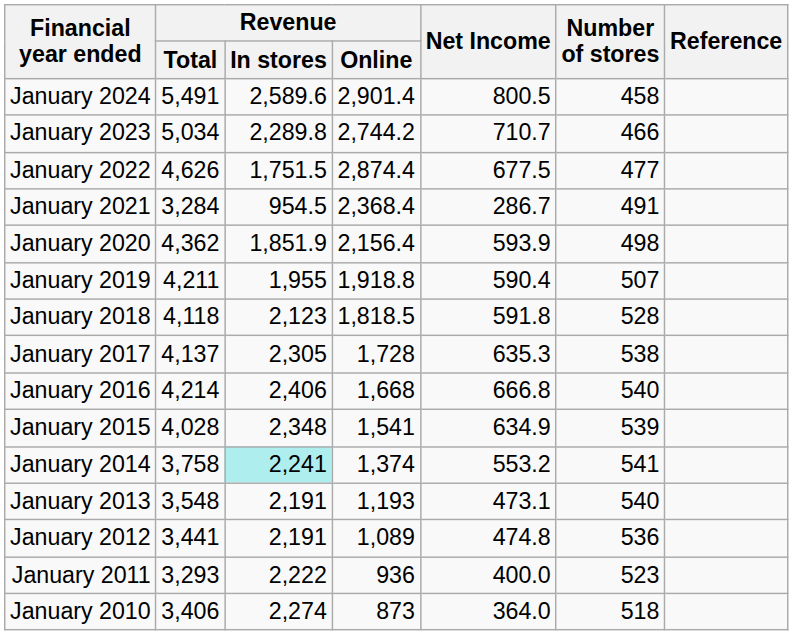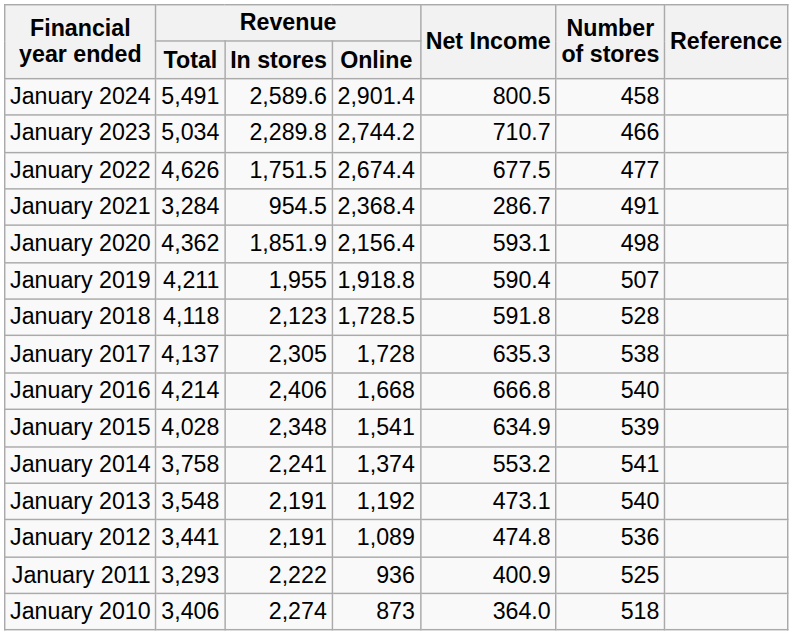(376, 170) 2,874.4 -> (376, 170) 2,674.4
(522, 243) 593.9 -> (522, 243) 593.1
(376, 317) 1,818.5 -> (376, 317) 1,728.5
(298, 464) paleturquoise background -> (298, 464) no background
(386, 501) 1,193 -> (386, 501) 1,192
(522, 574) 400.0 -> (522, 574) 400.9
(640, 574) 523 -> (640, 574) 525
